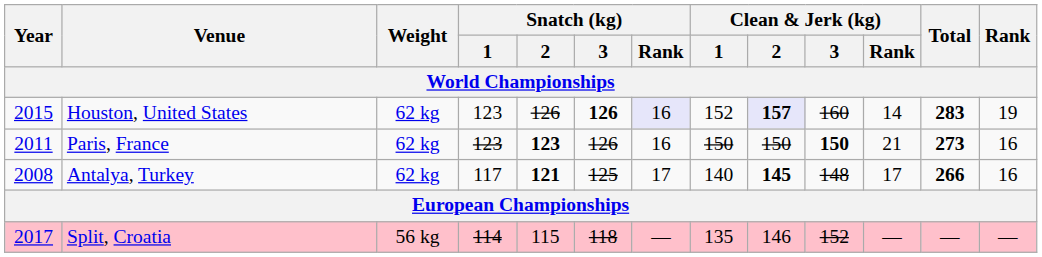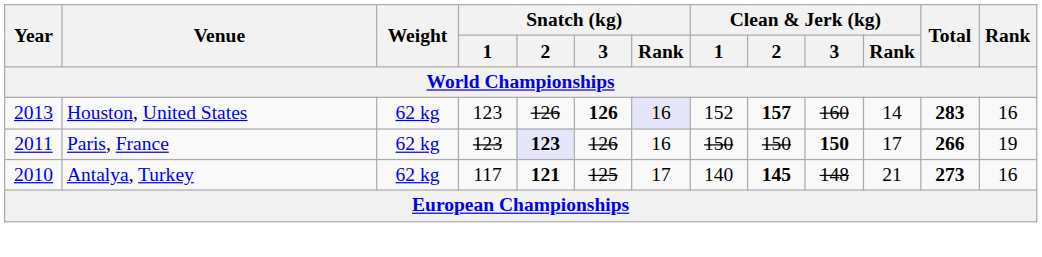(34, 112) 2015 -> (34, 112) 2013
(776, 112) lavender background -> (776, 112) no background
(1008, 112) 19 -> (1008, 112) 16
(545, 143) no background -> (545, 143) lavender background
(892, 143) 21 -> (892, 143) 17
(950, 143) 273 -> (950, 143) 266
(1008, 143) 16 -> (1008, 143) 19
(34, 174) 2008 -> (34, 174) 2010
(892, 174) 17 -> (892, 174) 21
(950, 174) 266 -> (950, 174) 273
- row: (119, 236)
